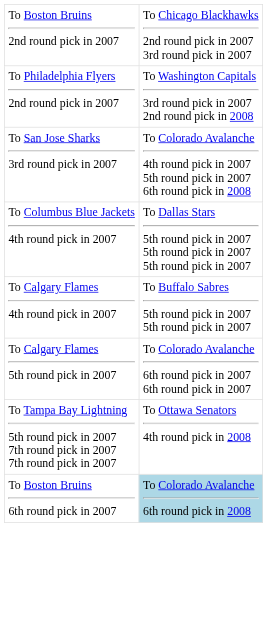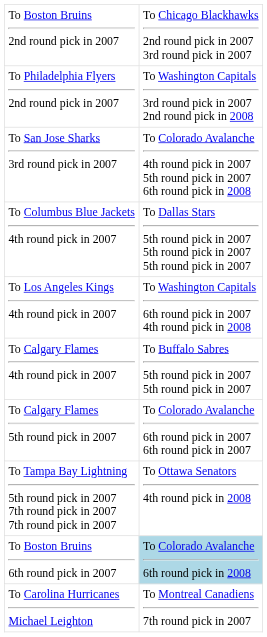+ row: (72, 300)
+ row: (72, 607)
